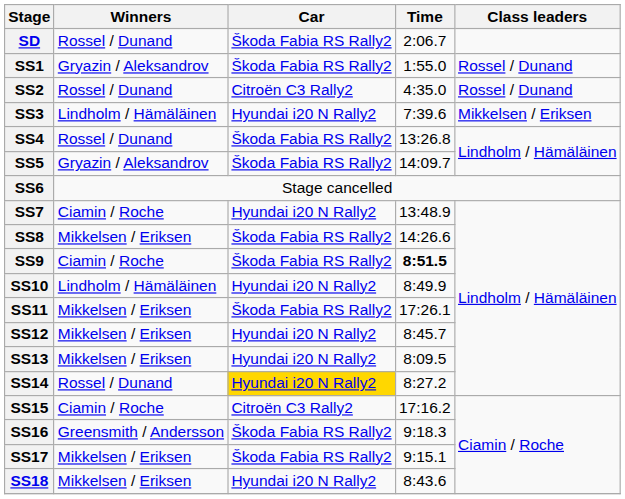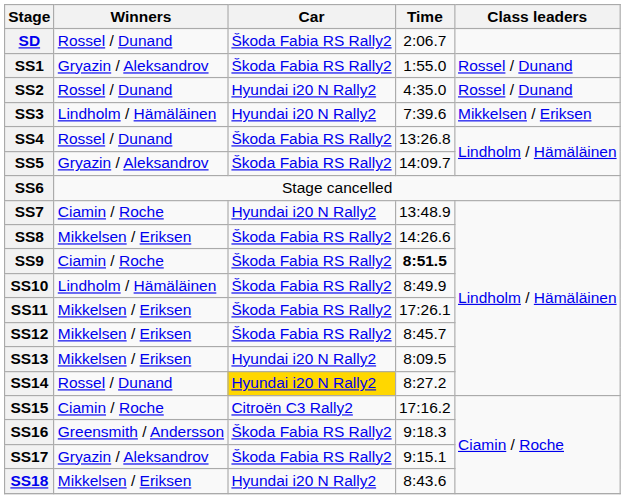(292, 90) Citroën C3 Rally2 -> (304, 90) Hyundai i20 N Rally2
(304, 285) Hyundai i20 N Rally2 -> (312, 285) Škoda Fabia RS Rally2
(304, 334) Hyundai i20 N Rally2 -> (312, 334) Škoda Fabia RS Rally2
(125, 456) Mikkelsen / Eriksen -> (133, 456) Gryazin / Aleksandrov
